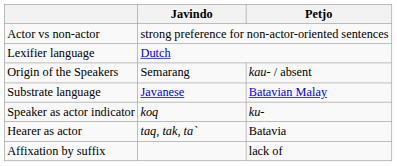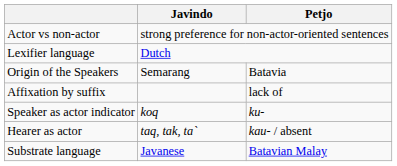(280, 72) kau- / absent -> (268, 72) Batavia
rows swapped: (54, 92) <-> (56, 151)
(268, 131) Batavia -> (280, 131) kau- / absent
